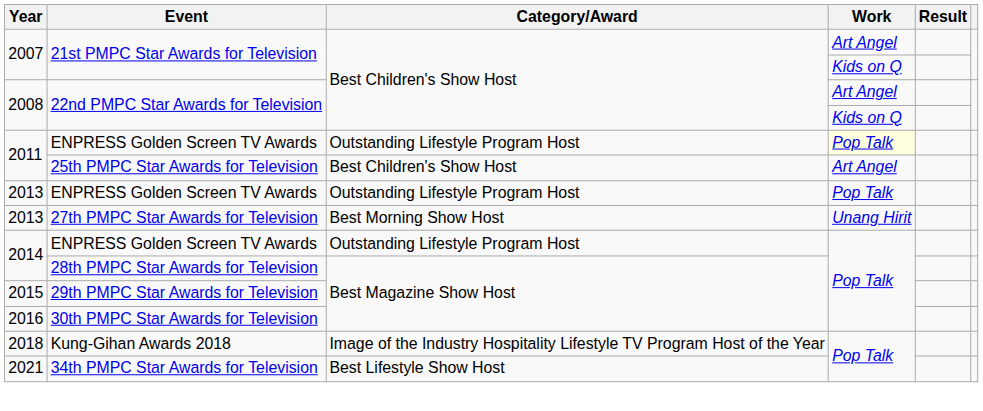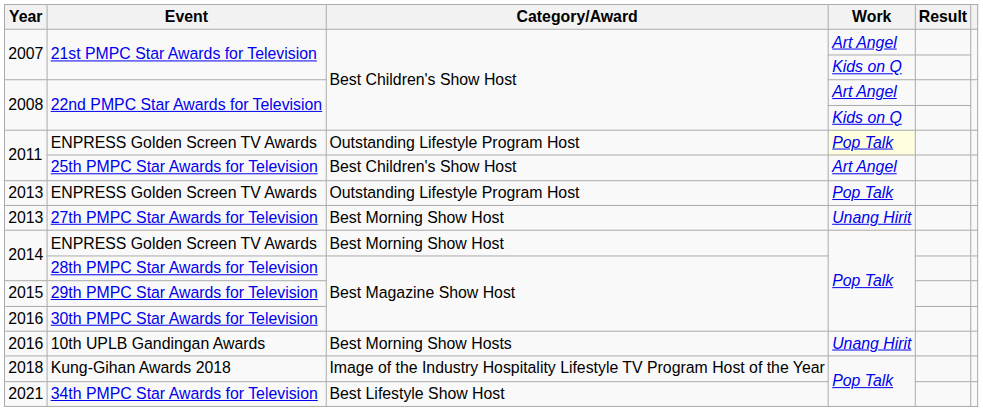(454, 243) Outstanding Lifestyle Program Host -> (417, 243) Best Morning Show Host
+ row: (26, 343)
